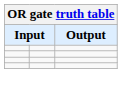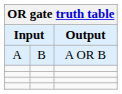+ row: (17, 55)
